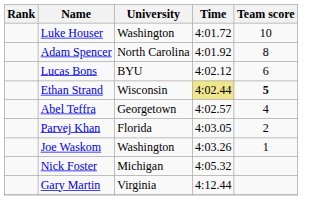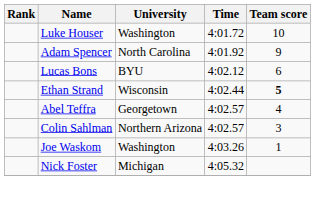(266, 52) 8 -> (278, 52) 9
(213, 90) khaki background -> (226, 90) no background
+ row: (77, 128)
- row: (71, 128)
- row: (71, 185)
